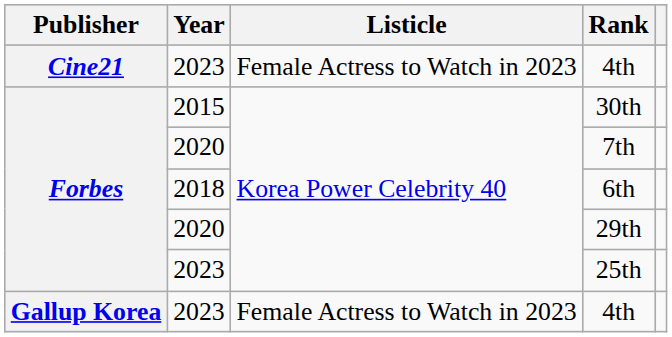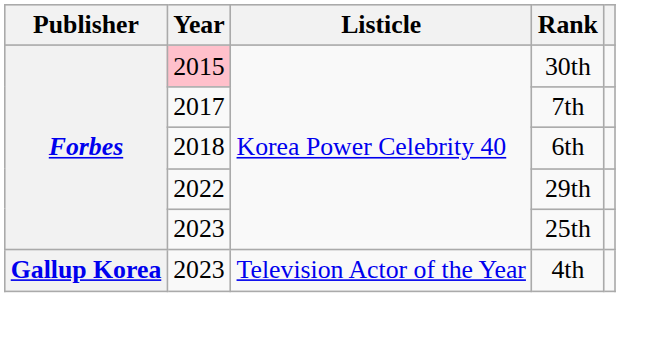- row: (86, 65)
(199, 106) no background -> (199, 65) pink background
(199, 147) 2020 -> (199, 106) 2017
(199, 229) 2020 -> (199, 188) 2022
(407, 310) Female Actress to Watch in 2023 -> (381, 270) Television Actor of the Year
